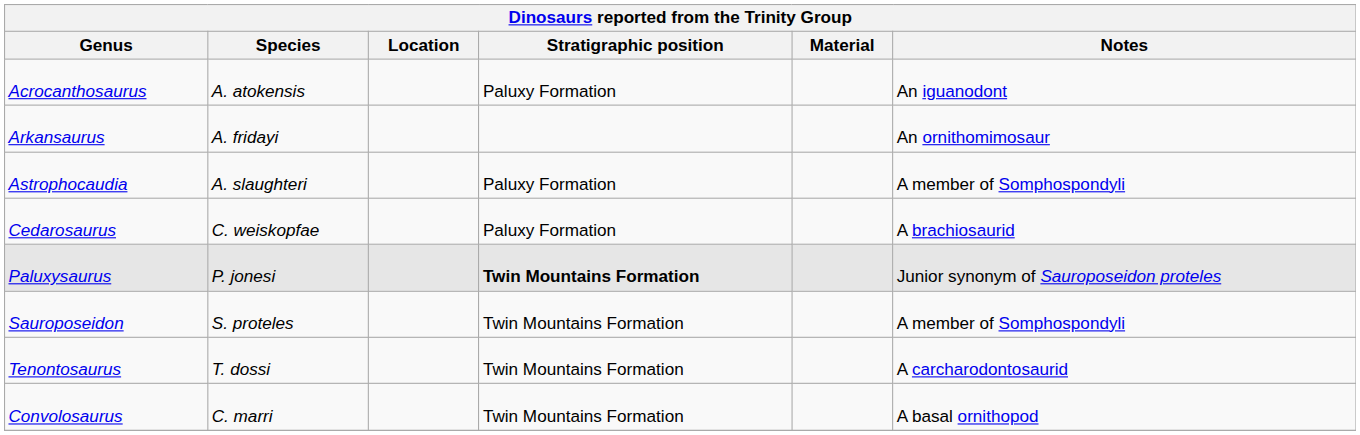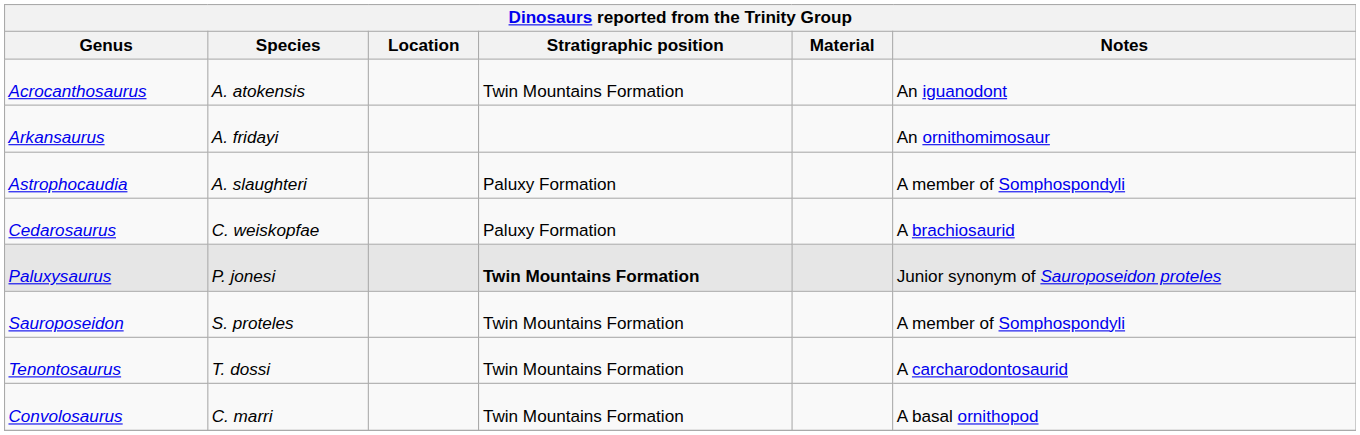(550, 91) Paluxy Formation -> (583, 91) Twin Mountains Formation
